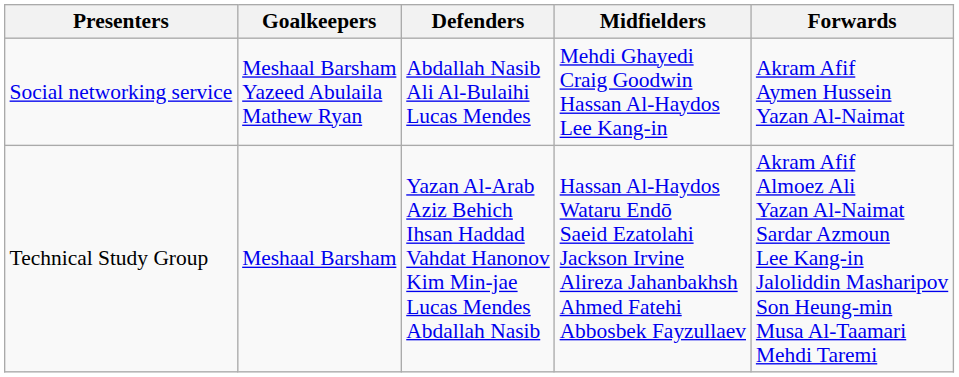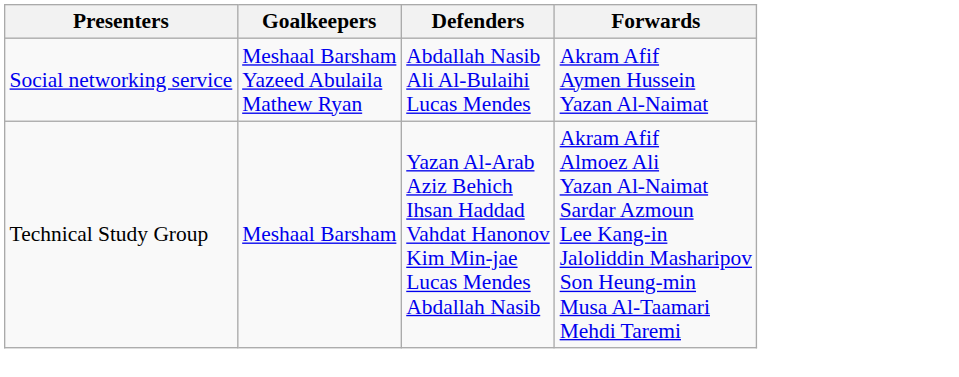- column: (653, 21)
